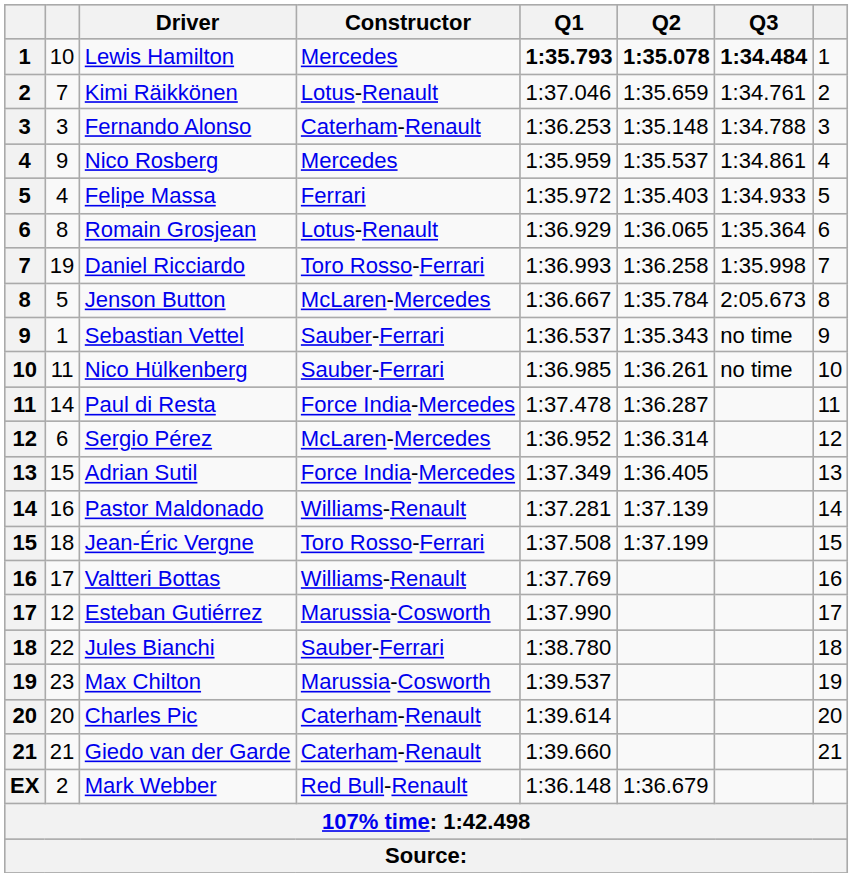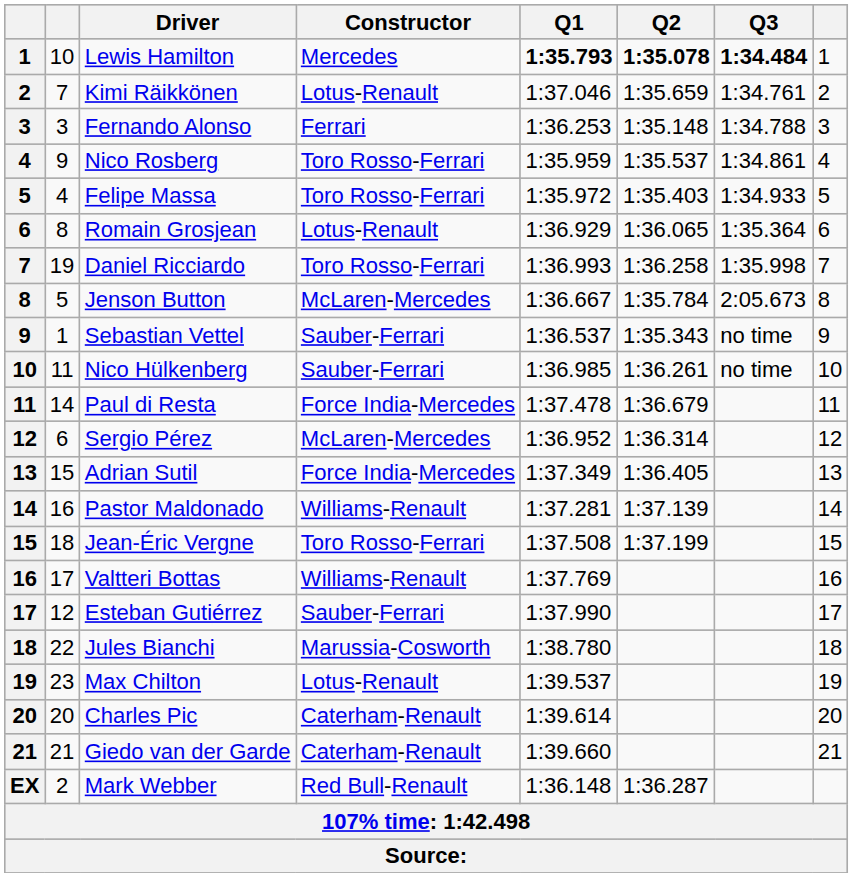(391, 126) Caterham-Renault -> (333, 126) Ferrari
(349, 161) Mercedes -> (393, 161) Toro Rosso-Ferrari
(333, 195) Ferrari -> (393, 195) Toro Rosso-Ferrari
(666, 404) 1:36.287 -> (666, 404) 1:36.679
(396, 612) Marussia-Cosworth -> (372, 612) Sauber-Ferrari
(372, 647) Sauber-Ferrari -> (396, 647) Marussia-Cosworth
(396, 682) Marussia-Cosworth -> (369, 682) Lotus-Renault
(666, 786) 1:36.679 -> (666, 786) 1:36.287
